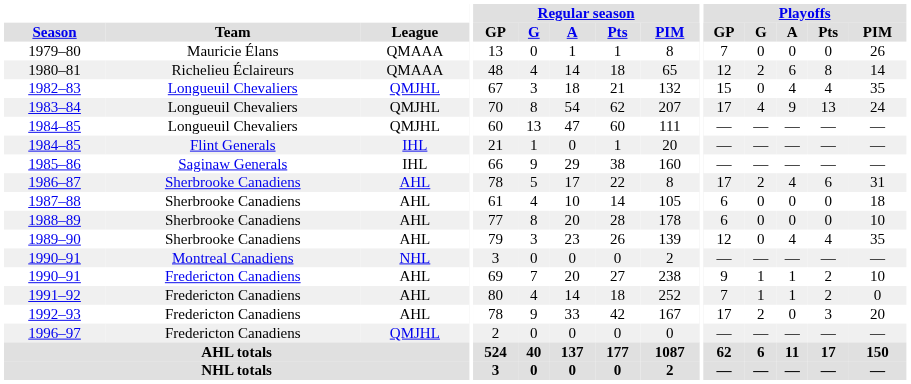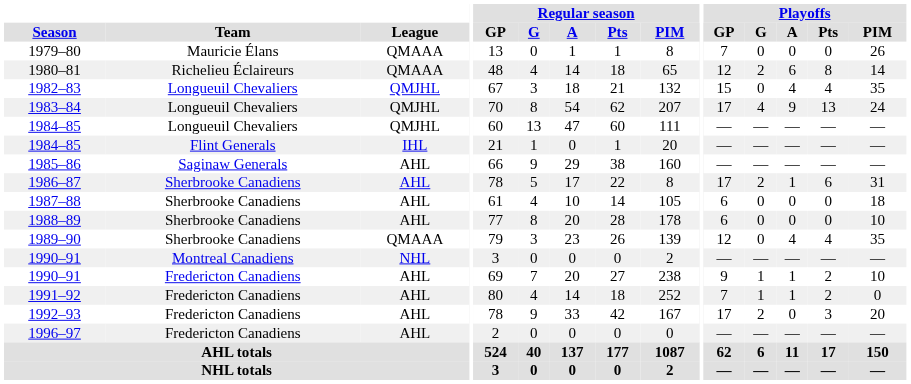(415, 163) IHL -> (415, 163) AHL
(792, 182) 4 -> (792, 182) 1
(415, 239) AHL -> (415, 239) QMAAA
(415, 333) QMJHL -> (415, 333) AHL
